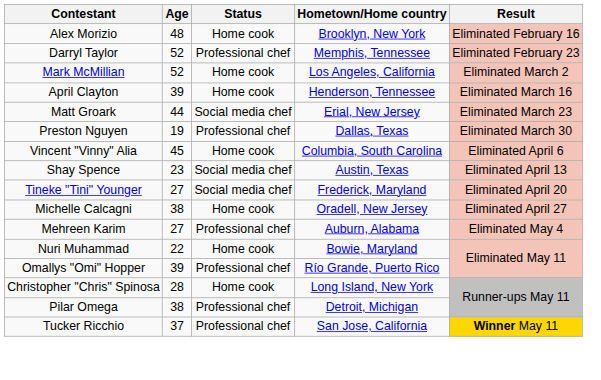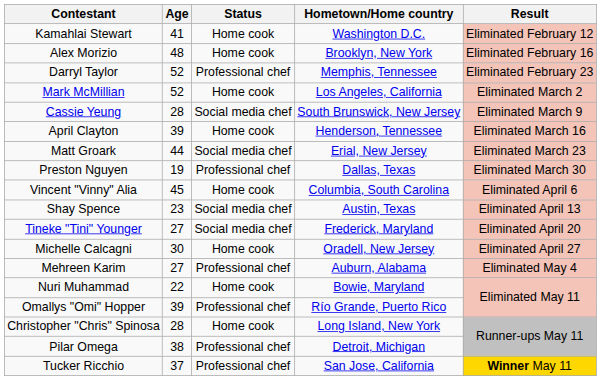+ row: (83, 33)
+ row: (83, 111)
(177, 209) 38 -> (177, 248) 30
